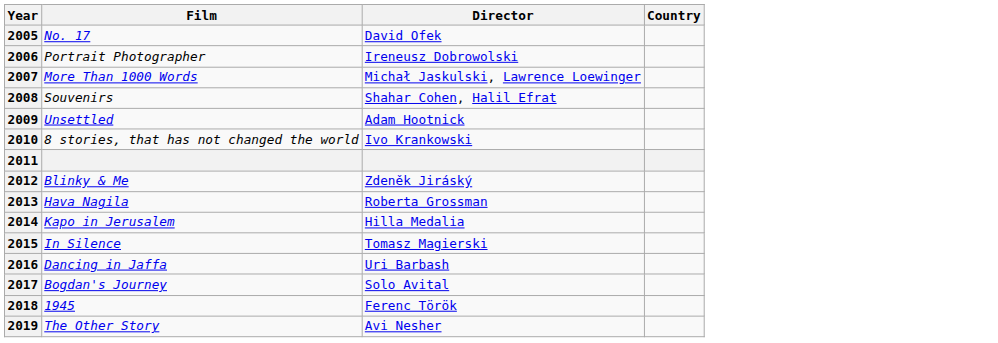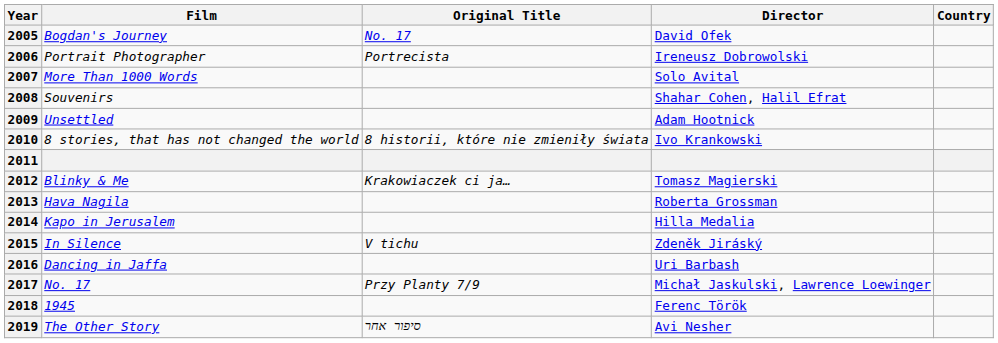+ column: (507, 15)
(67, 36) No. 17 -> (106, 36) Bogdan's Journey
(503, 77) Michał Jaskulski, Lawrence Loewinger -> (697, 77) Solo Avital
(419, 181) Zdeněk Jiráský -> (716, 181) Tomasz Magierski
(426, 243) Tomasz Magierski -> (708, 243) Zdeněk Jiráský
(106, 285) Bogdan's Journey -> (67, 285) No. 17
(407, 285) Solo Avital -> (793, 285) Michał Jaskulski, Lawrence Loewinger
